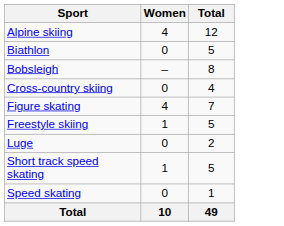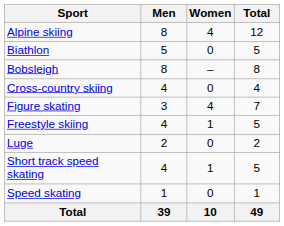+ column: (164, 13)
